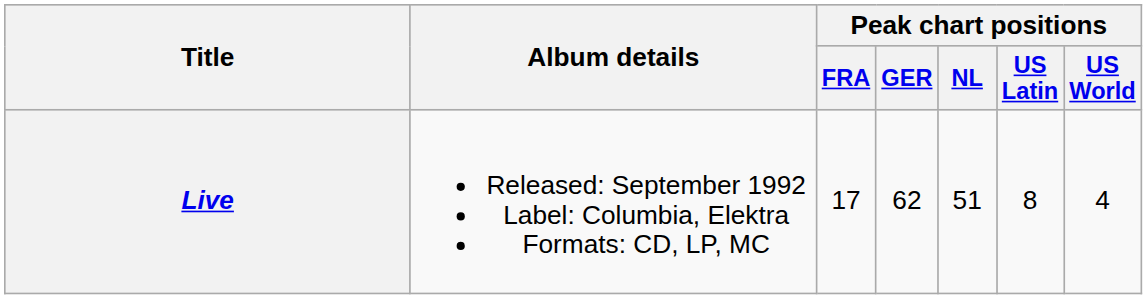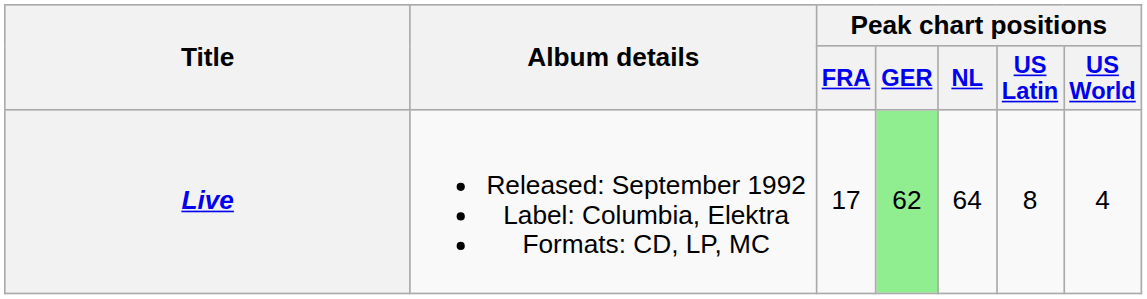(907, 200) no background -> (907, 200) lightgreen background
(967, 200) 51 -> (967, 200) 64
